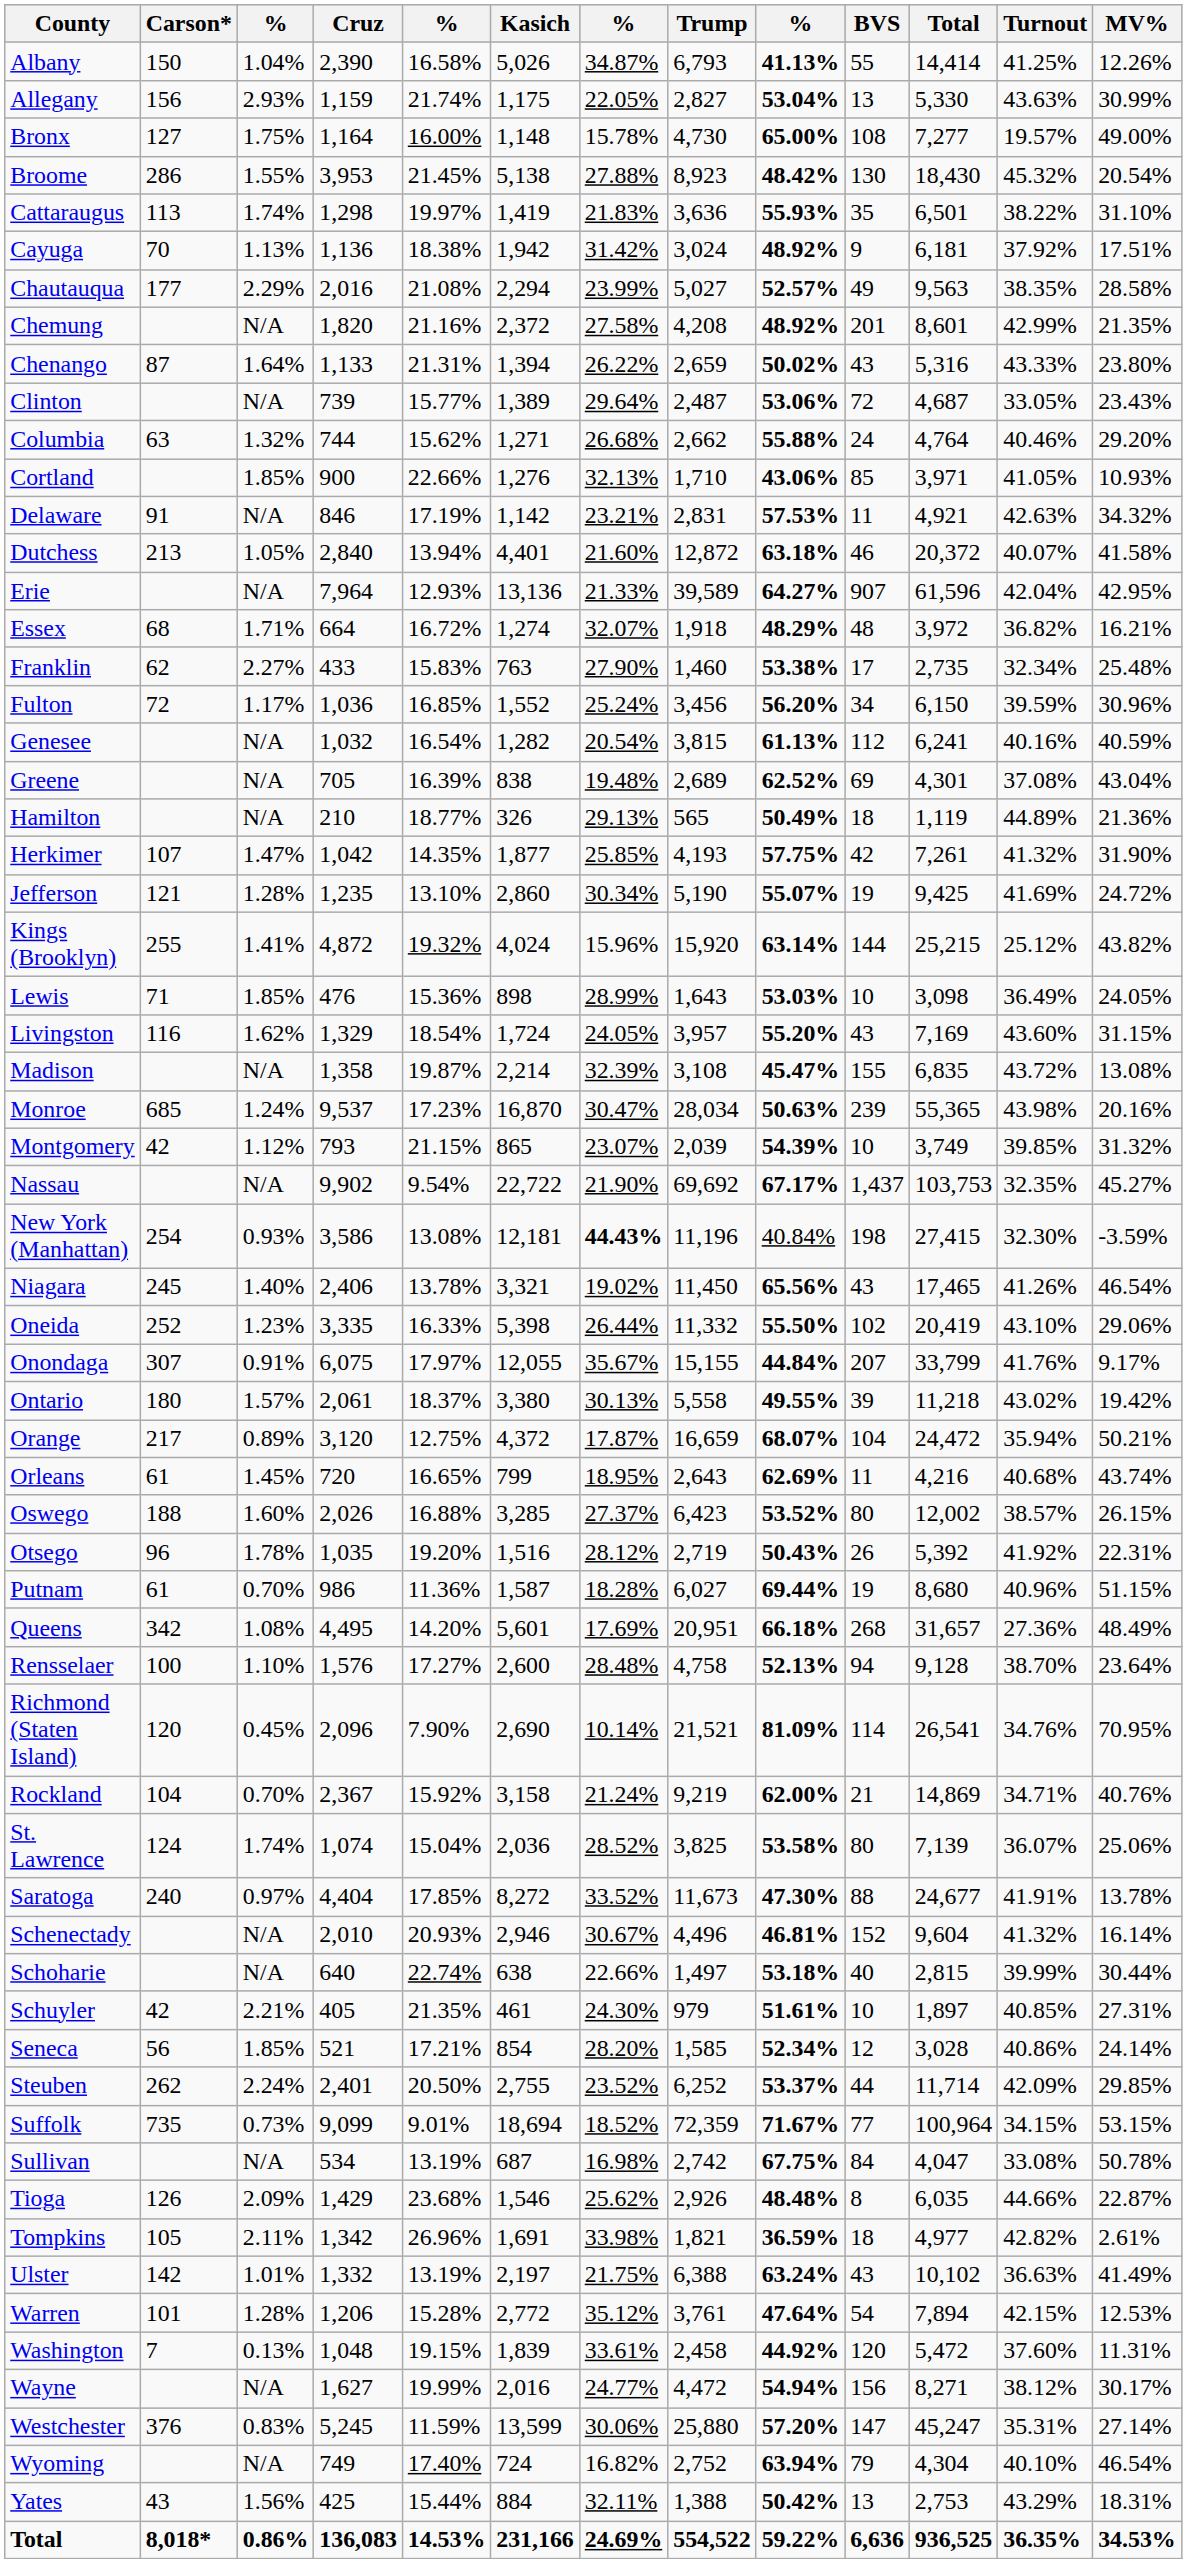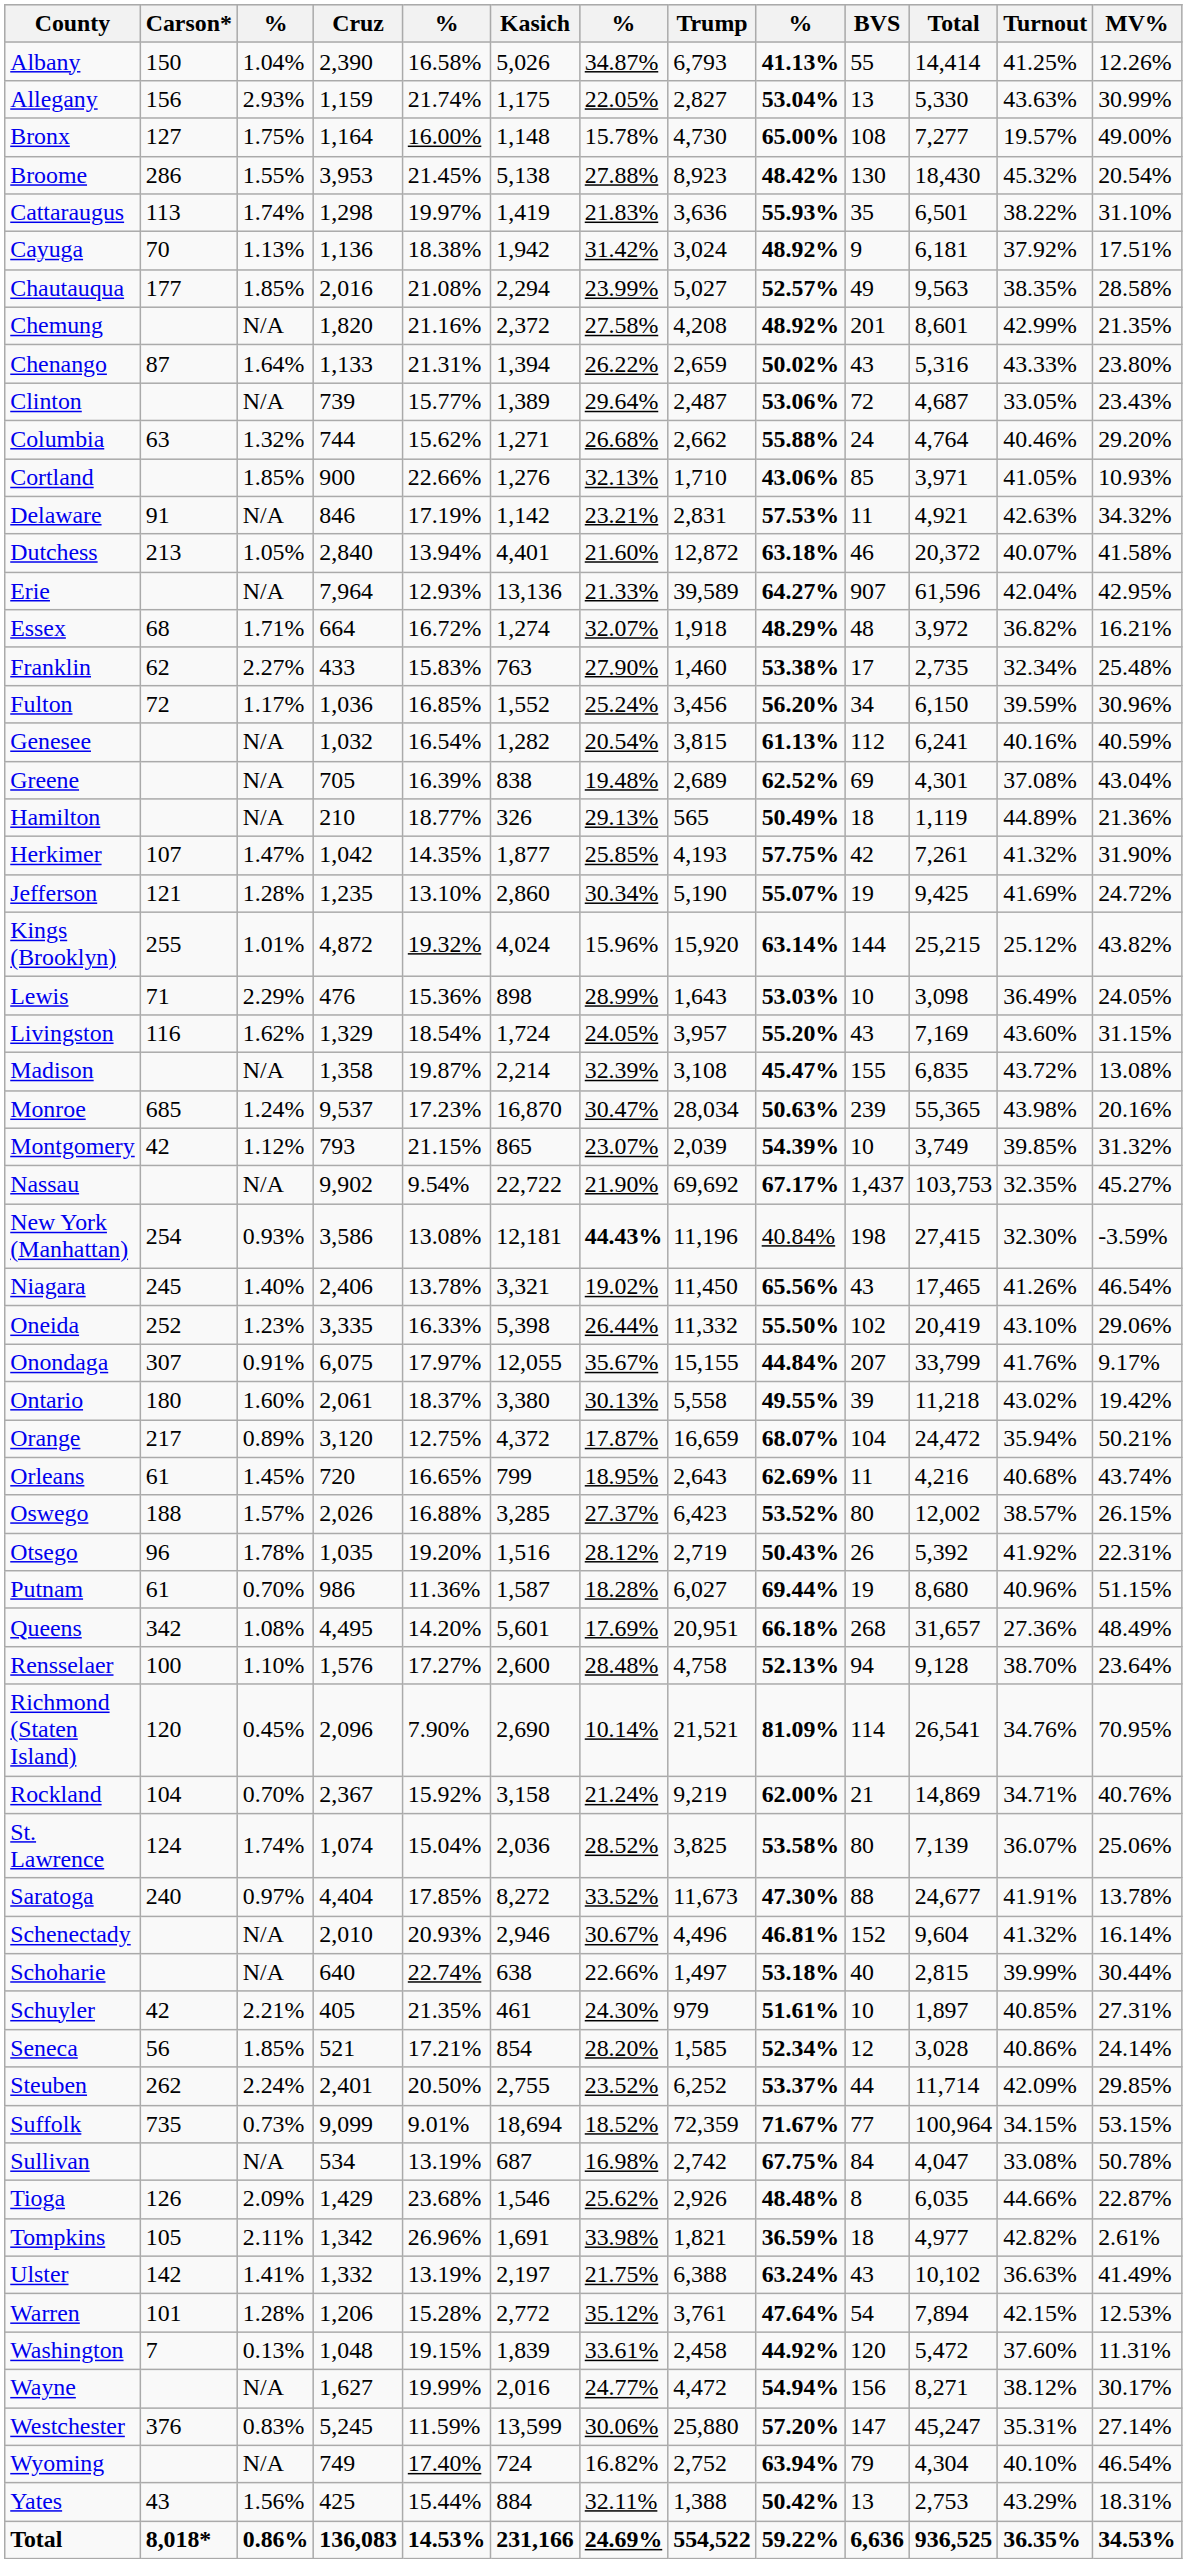(274, 288) 2.29% -> (274, 288) 1.85%
(274, 944) 1.41% -> (274, 944) 1.01%
(274, 995) 1.85% -> (274, 995) 2.29%
(274, 1400) 1.57% -> (274, 1400) 1.60%
(274, 1513) 1.60% -> (274, 1513) 1.57%
(274, 2274) 1.01% -> (274, 2274) 1.41%
